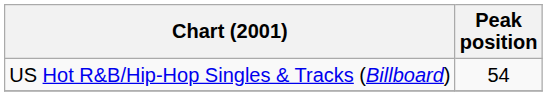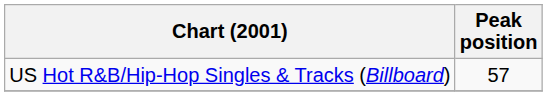(499, 74) 54 -> (499, 74) 57
